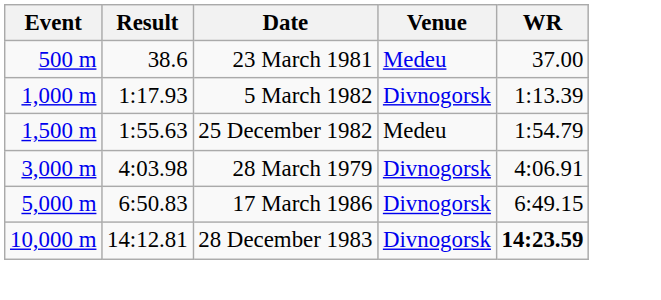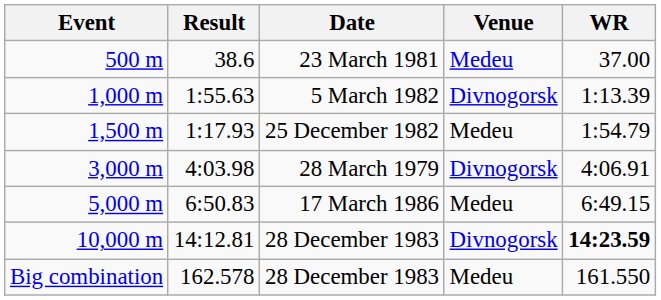(153, 95) 1:17.93 -> (220, 95) 1:55.63
(153, 131) 1:55.63 -> (220, 131) 1:17.93
(437, 204) Divnogorsk -> (481, 204) Medeu
+ row: (87, 276)
